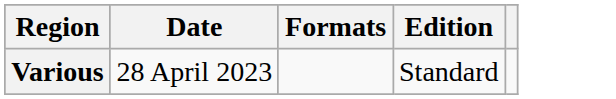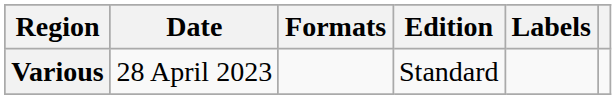+ column: (551, 26)
